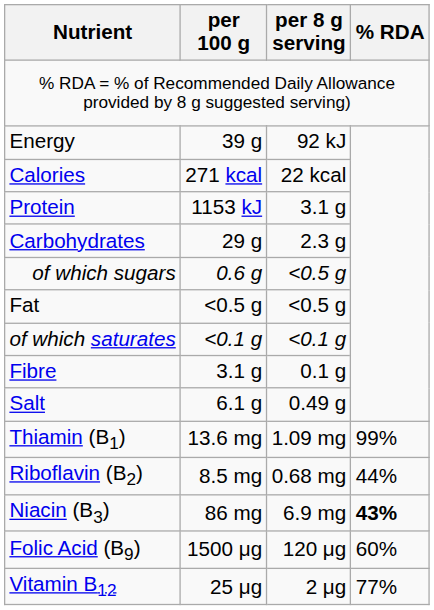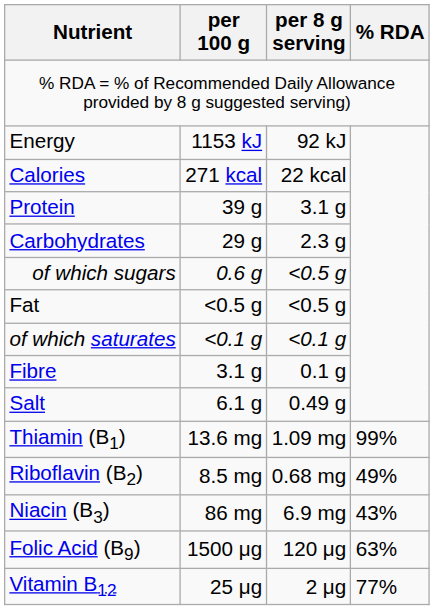(242, 142) 39 g -> (227, 142) 1153 kJ
(227, 207) 1153 kJ -> (242, 207) 39 g
(376, 475) 44% -> (376, 475) 49%
(376, 512) bold -> (376, 512) normal
(376, 549) 60% -> (376, 549) 63%
